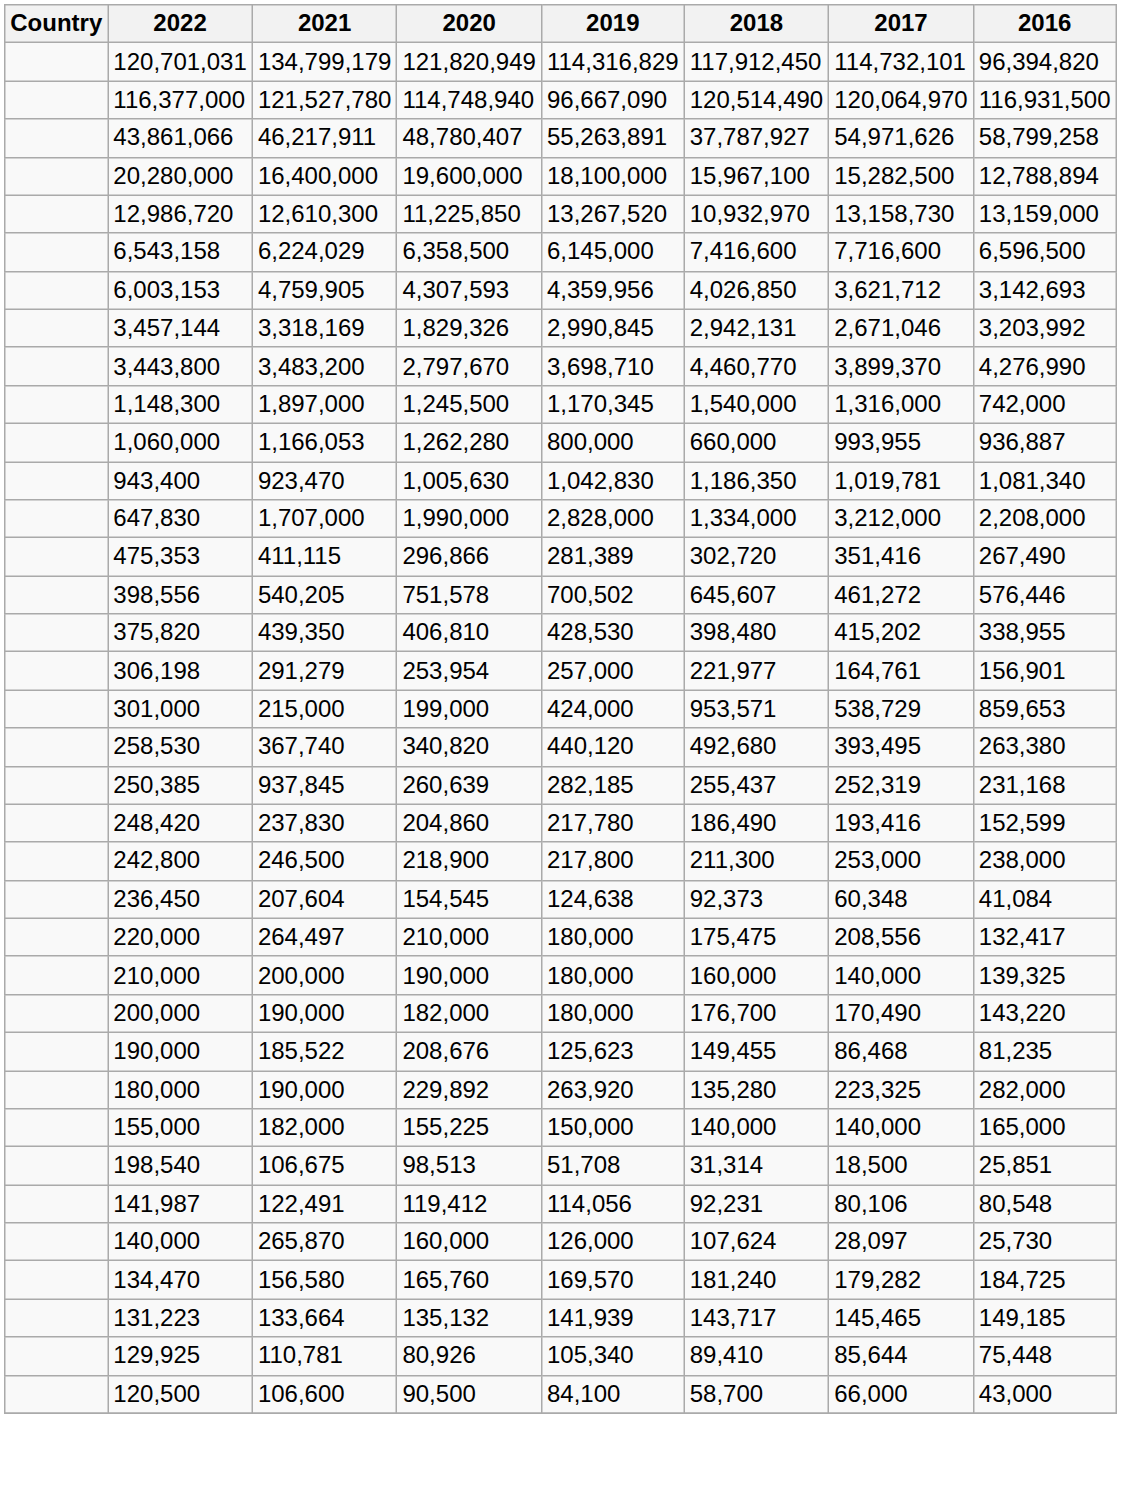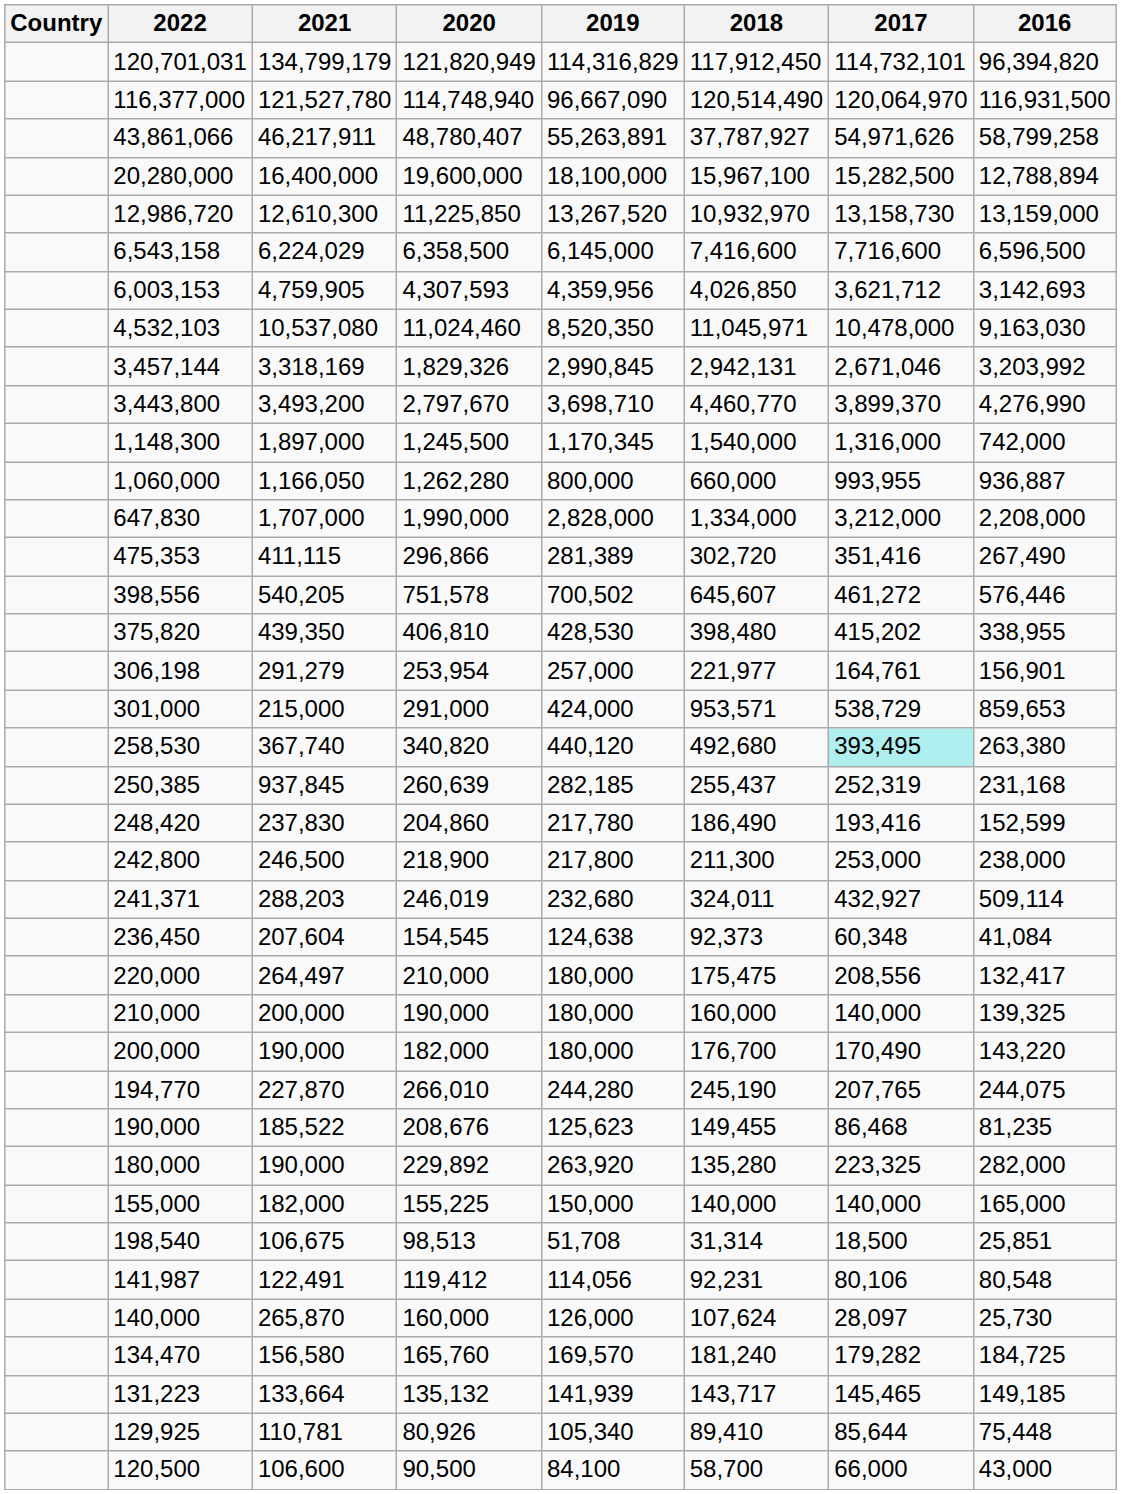+ row: (167, 328)
(311, 366) 3,483,200 -> (311, 404) 3,493,200
(311, 442) 1,166,053 -> (311, 480) 1,166,050
- row: (157, 480)
(446, 708) 199,000 -> (446, 708) 291,000
(878, 746) no background -> (878, 746) paleturquoise background
+ row: (157, 898)
+ row: (157, 1089)
